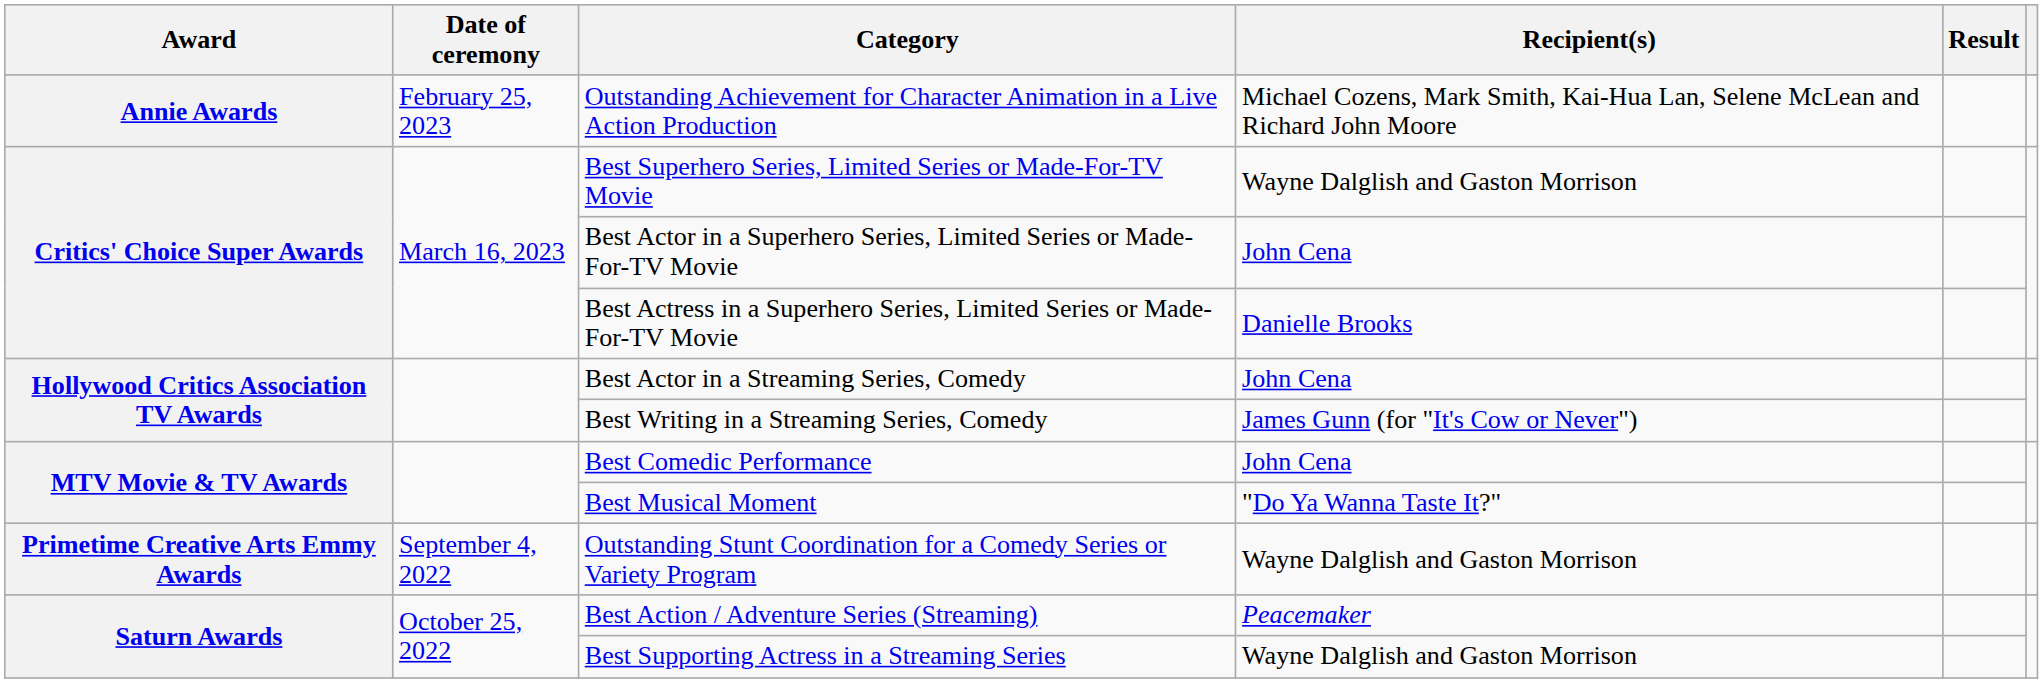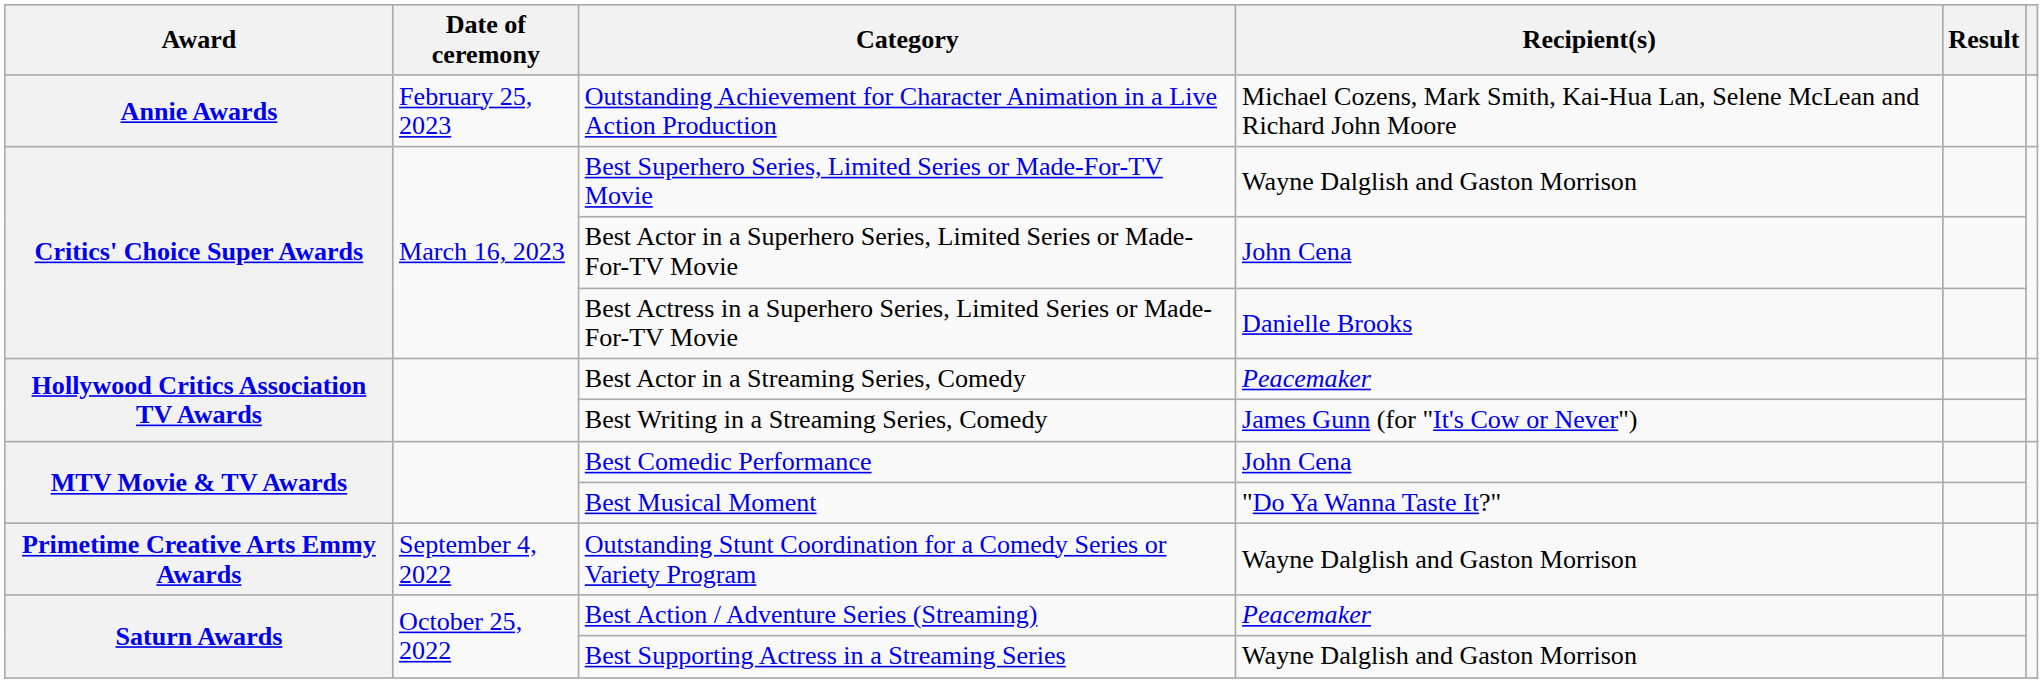(1297, 378) John Cena -> (1307, 378) Peacemaker
